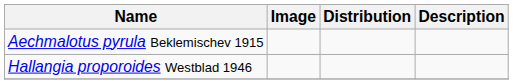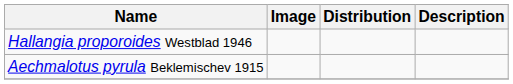rows swapped: (136, 41) <-> (130, 66)
